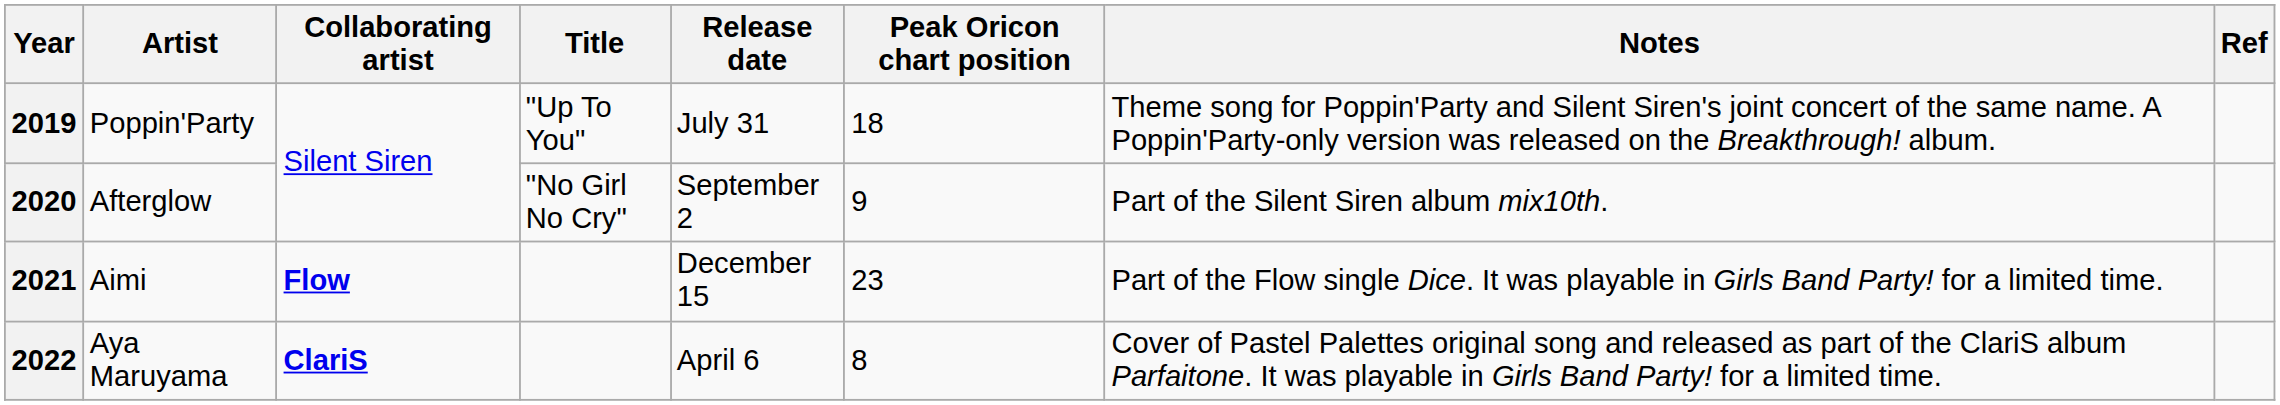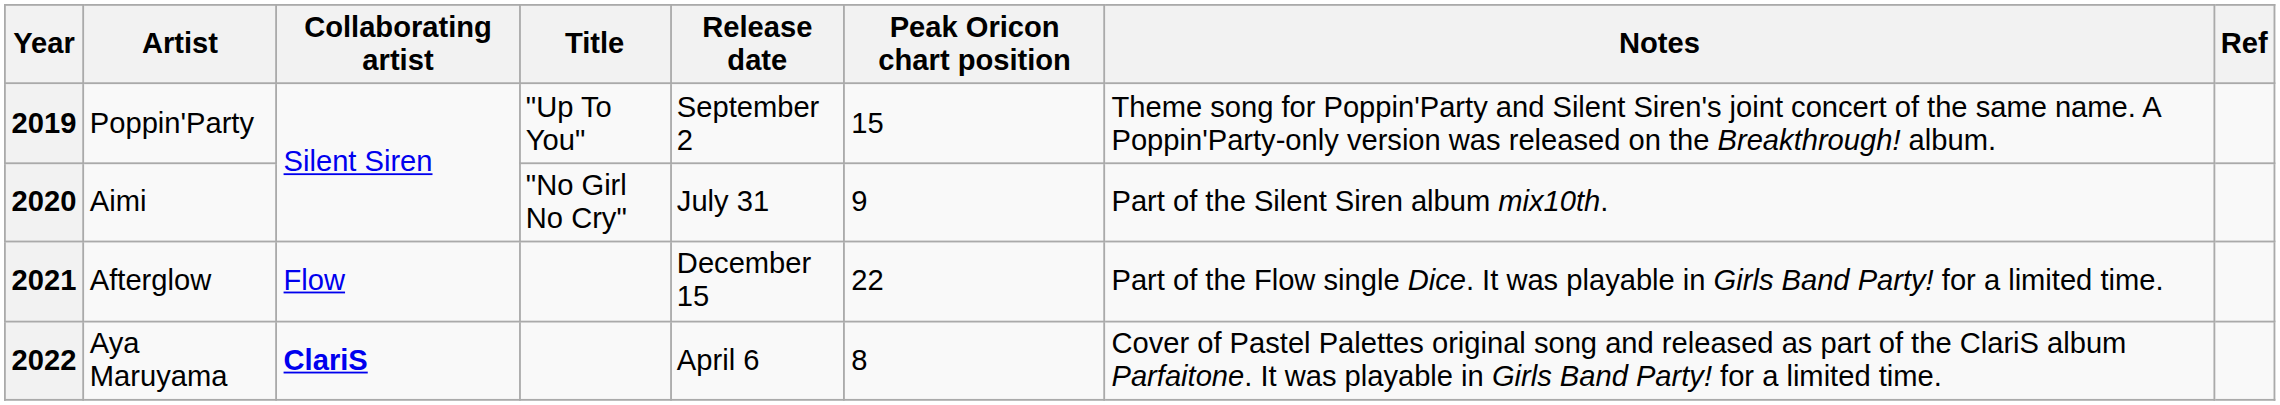(723, 122) July 31 -> (748, 122) September 2
(867, 122) 18 -> (867, 122) 15
(151, 201) Afterglow -> (118, 201) Aimi
(748, 201) September 2 -> (723, 201) July 31
(118, 280) Aimi -> (151, 280) Afterglow
(317, 280) bold -> (314, 280) normal
(867, 280) 23 -> (867, 280) 22
